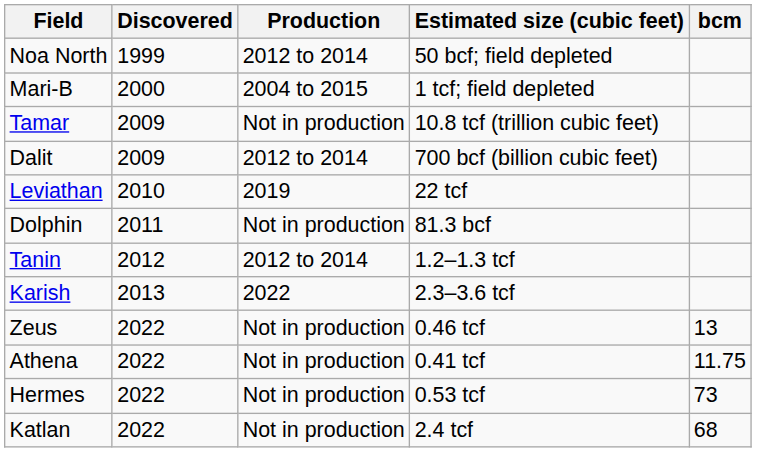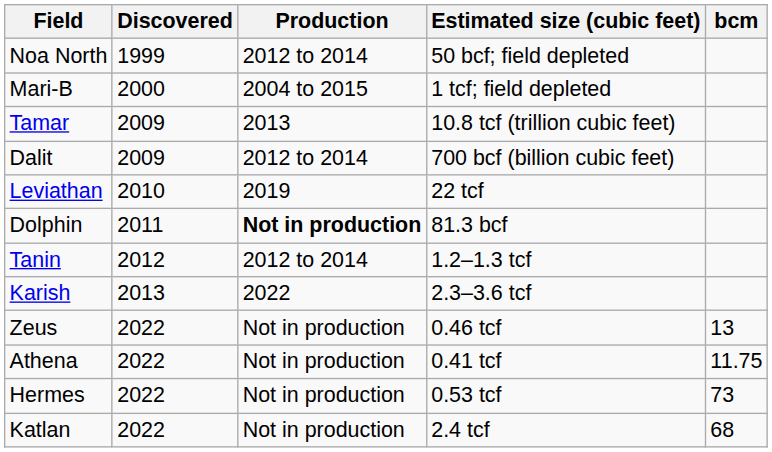(324, 123) Not in production -> (267, 123) 2013
(324, 225) normal -> (332, 225) bold
